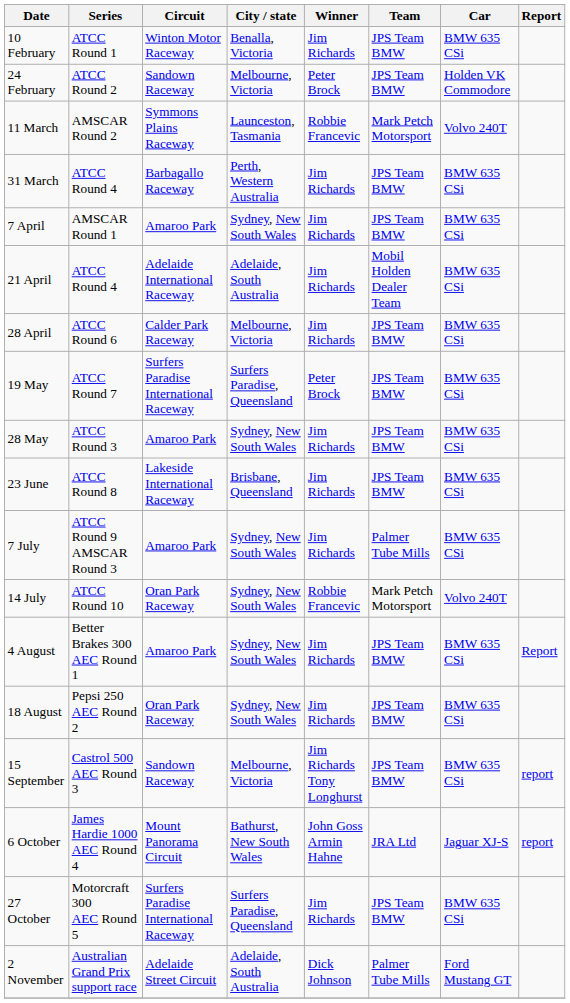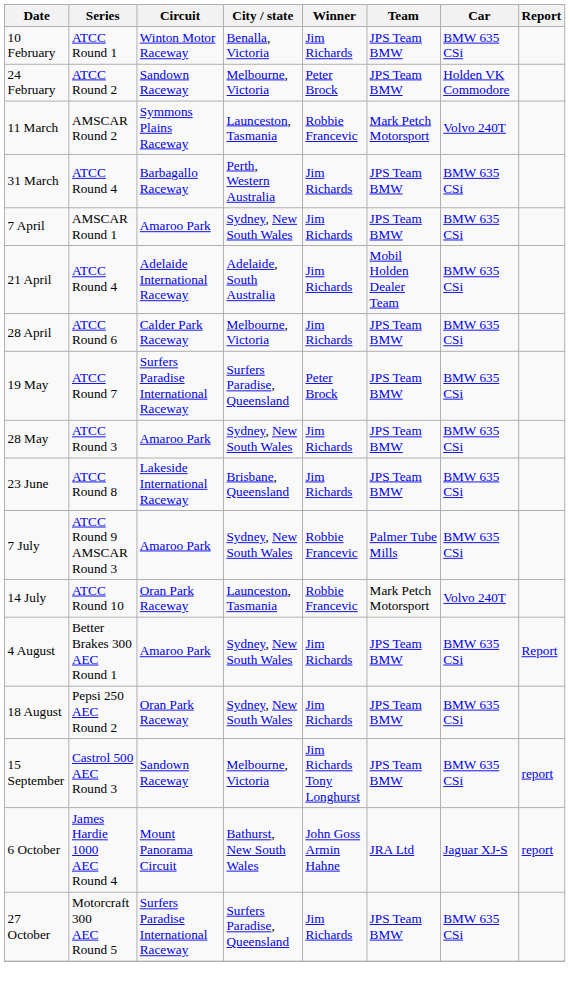(331, 545) Jim Richards -> (331, 545) Robbie Francevic
(265, 598) Sydney, New South Wales -> (259, 598) Launceston, Tasmania
- row: (36, 972)
